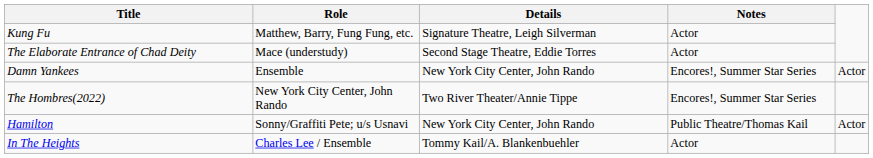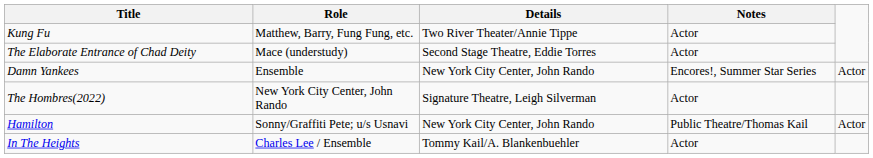(509, 33) Signature Theatre, Leigh Silverman -> (500, 33) Two River Theater/Annie Tippe
(500, 98) Two River Theater/Annie Tippe -> (509, 98) Signature Theatre, Leigh Silverman
(743, 98) Encores!, Summer Star Series -> (684, 98) Actor
